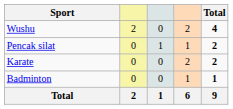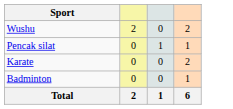- column: (215, 12)
